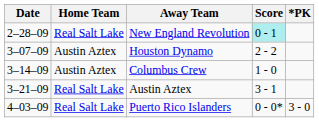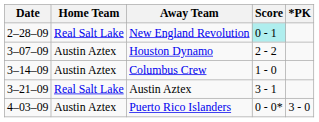(89, 107) Real Salt Lake -> (85, 107) Austin Aztex
